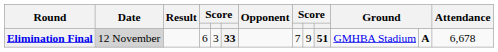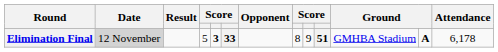(205, 38) 6 -> (205, 38) 5
(216, 38) normal -> (216, 38) bold
(298, 38) 7 -> (298, 38) 8
(463, 38) 6,678 -> (463, 38) 6,178
